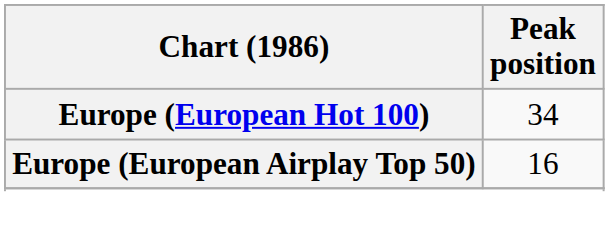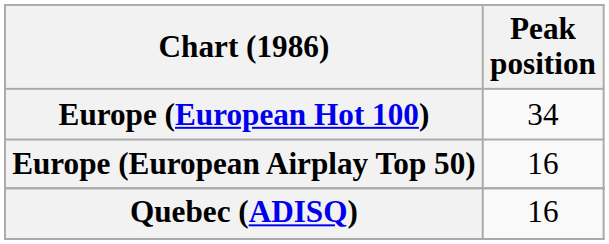+ row: (244, 212)
